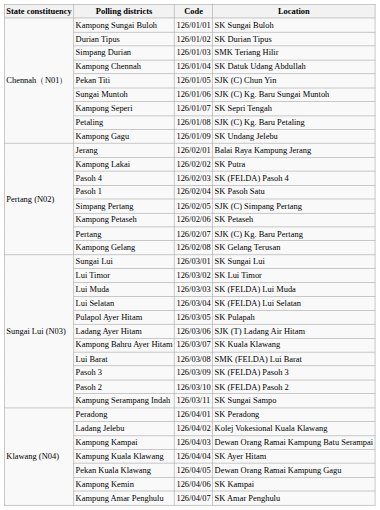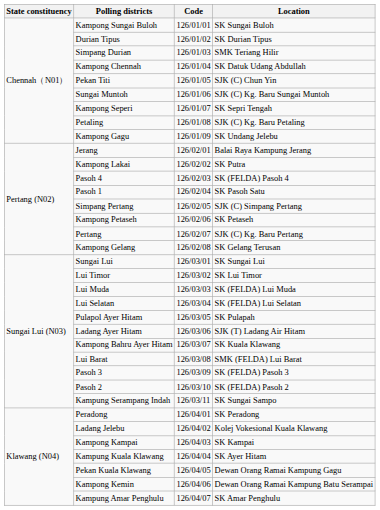(294, 442) Dewan Orang Ramai Kampung Batu Serampai -> (234, 442) SK Kampai
(234, 484) SK Kampai -> (294, 484) Dewan Orang Ramai Kampung Batu Serampai
